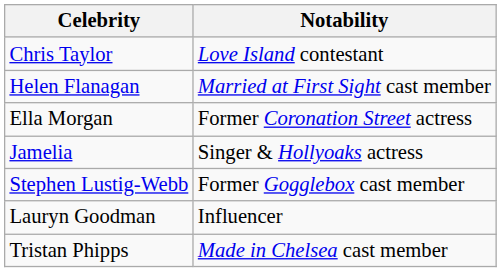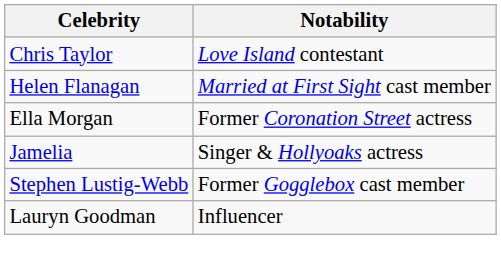- row: (69, 250)
